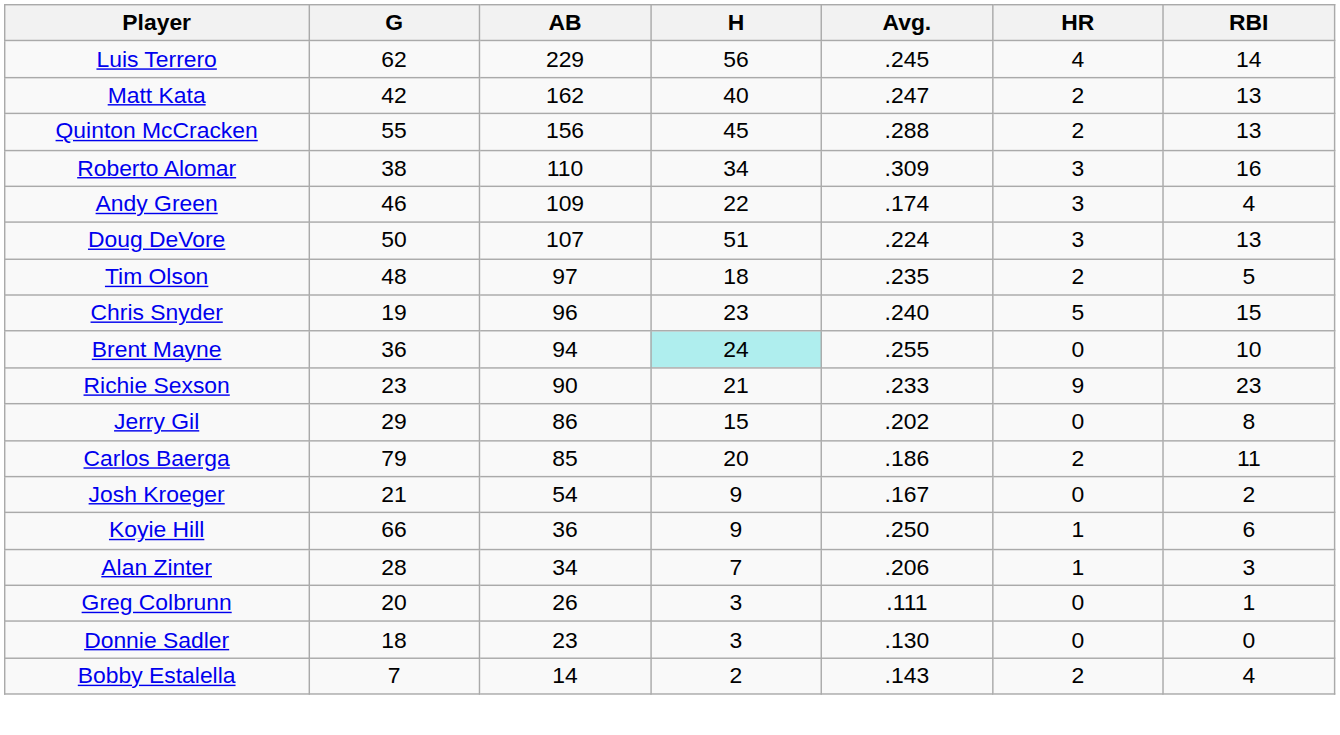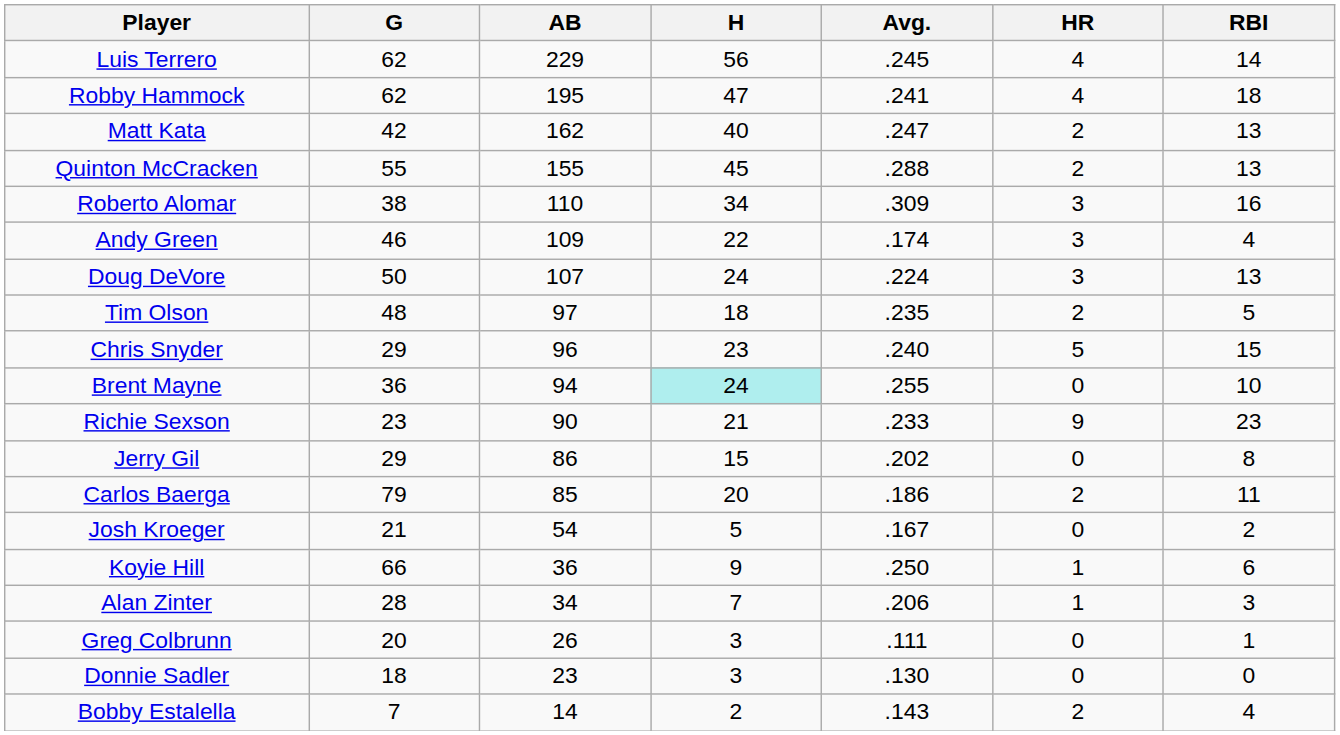+ row: (157, 95)
(565, 131) 156 -> (565, 167) 155
(736, 240) 51 -> (736, 276) 24
(394, 312) 19 -> (394, 349) 29
(736, 494) 9 -> (736, 530) 5
